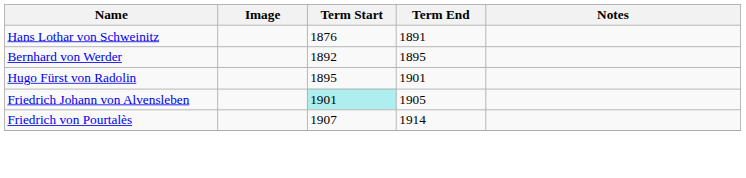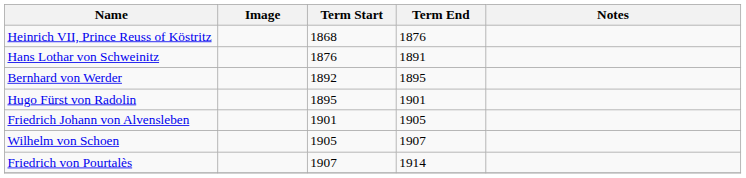+ row: (110, 36)
(323, 99) paleturquoise background -> (323, 120) no background
+ row: (63, 141)
